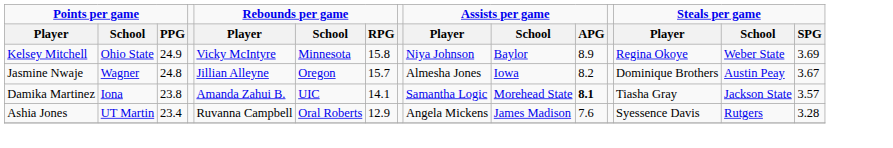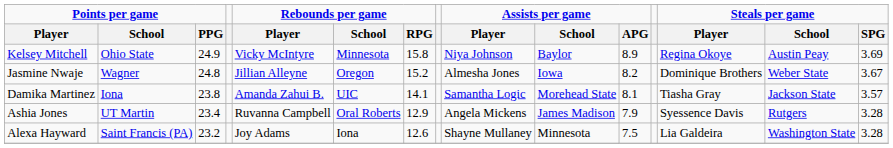(754, 53) Weber State -> (798, 53) Austin Peay
(379, 73) 15.7 -> (417, 73) 15.2
(754, 73) Austin Peay -> (798, 73) Weber State
(586, 93) bold -> (630, 93) normal
(586, 113) 7.6 -> (630, 113) 7.9
+ row: (47, 133)
